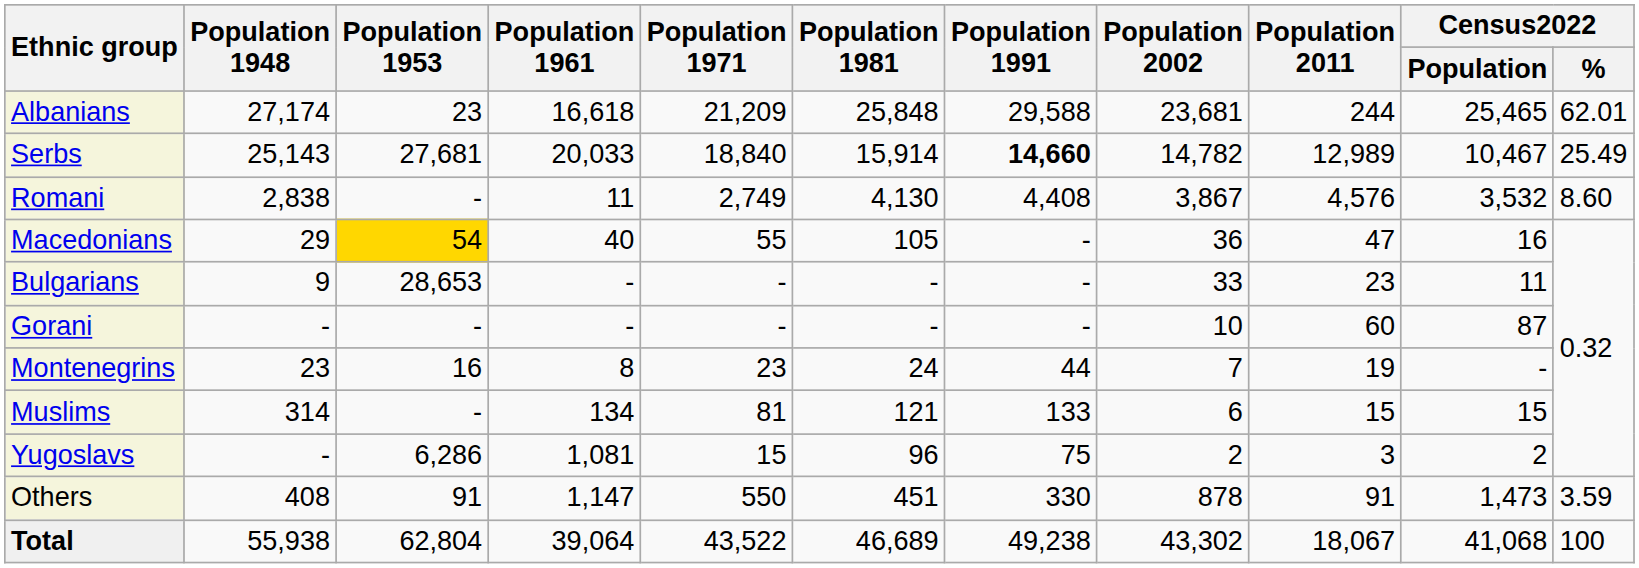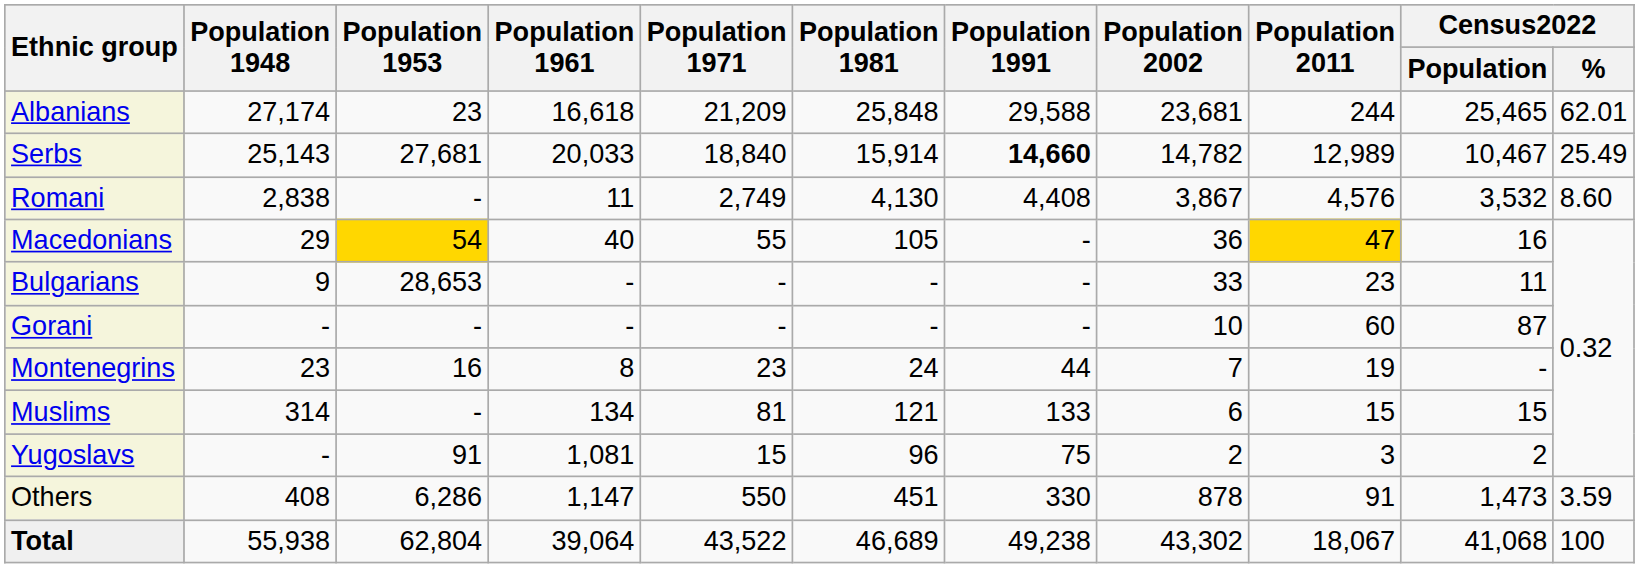(1380, 240) no background -> (1380, 240) gold background
(448, 454) 6,286 -> (467, 454) 91
(467, 497) 91 -> (448, 497) 6,286
